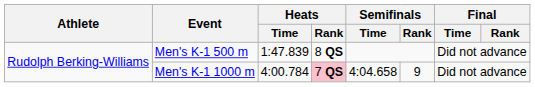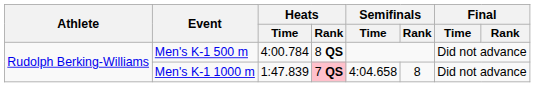(285, 53) 1:47.839 -> (285, 53) 4:00.784
(285, 72) 4:00.784 -> (285, 72) 1:47.839
(417, 72) 9 -> (417, 72) 8
